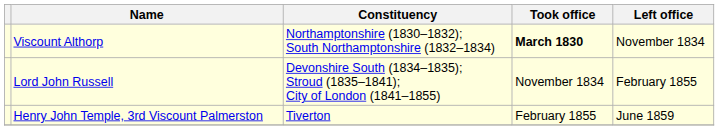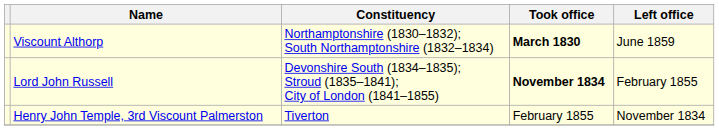(660, 41) November 1834 -> (646, 41) June 1859
(560, 82) normal -> (559, 82) bold
(645, 115) June 1859 -> (661, 115) November 1834
